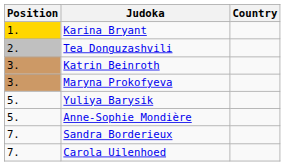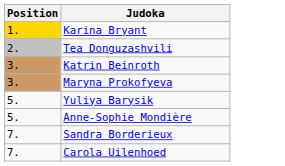- column: (255, 13)
